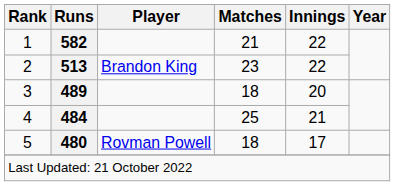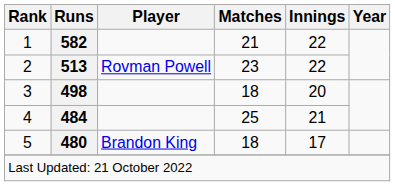(149, 67) Brandon King -> (156, 67) Rovman Powell
(74, 92) 489 -> (74, 92) 498
(156, 142) Rovman Powell -> (149, 142) Brandon King
